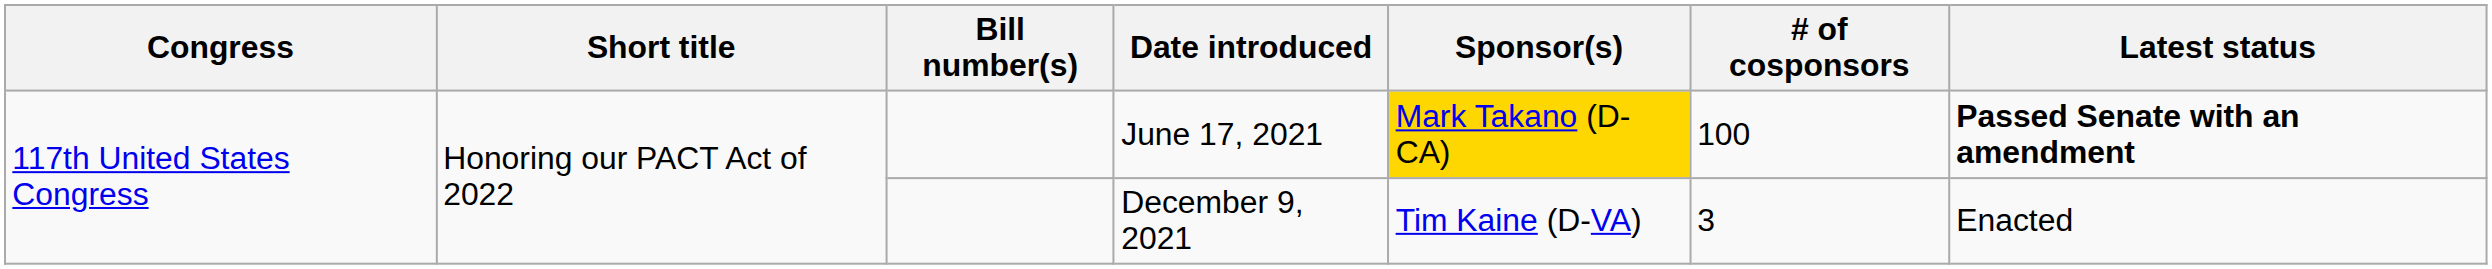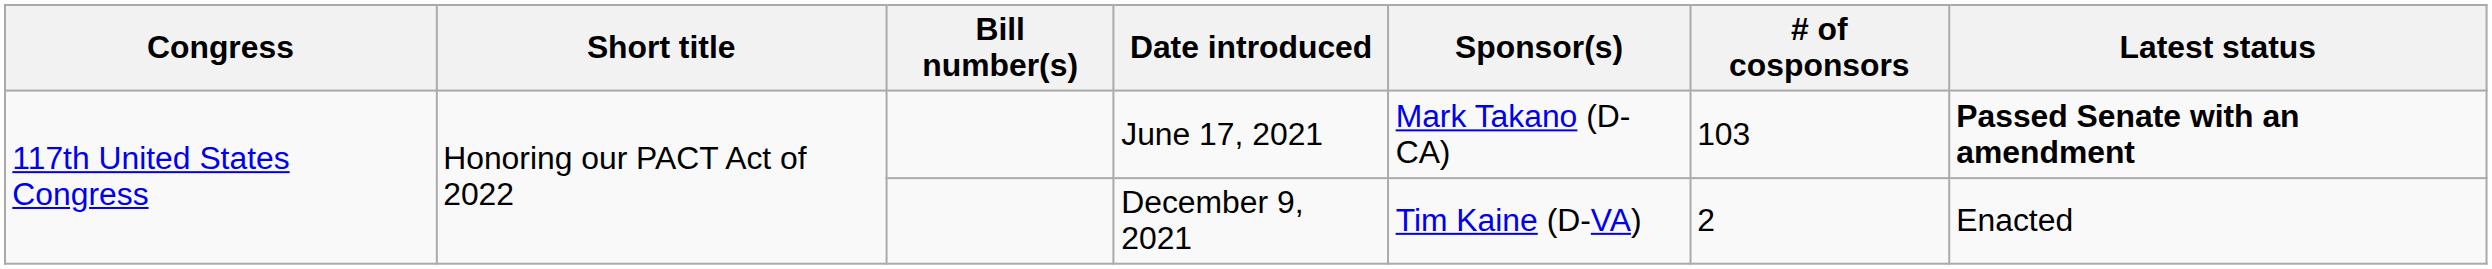(1513, 133) gold background -> (1513, 133) no background
(1724, 133) 100 -> (1724, 133) 103
(1706, 220) 3 -> (1706, 220) 2
